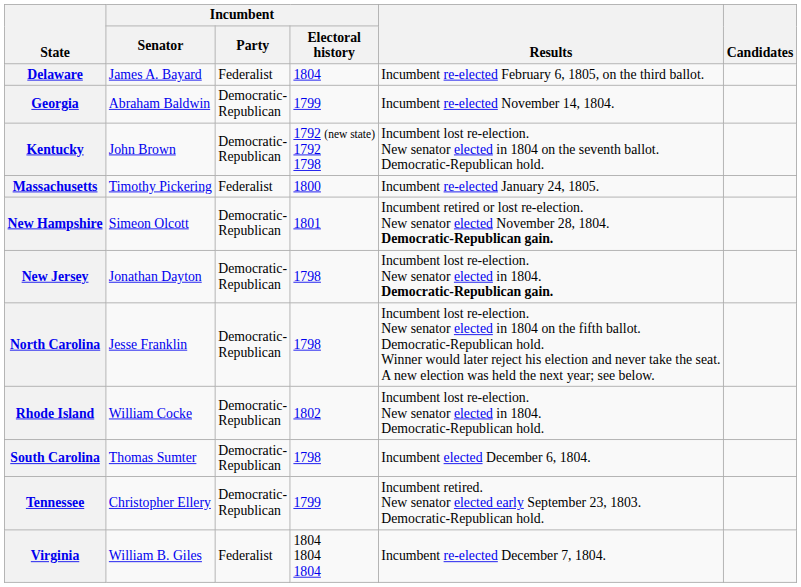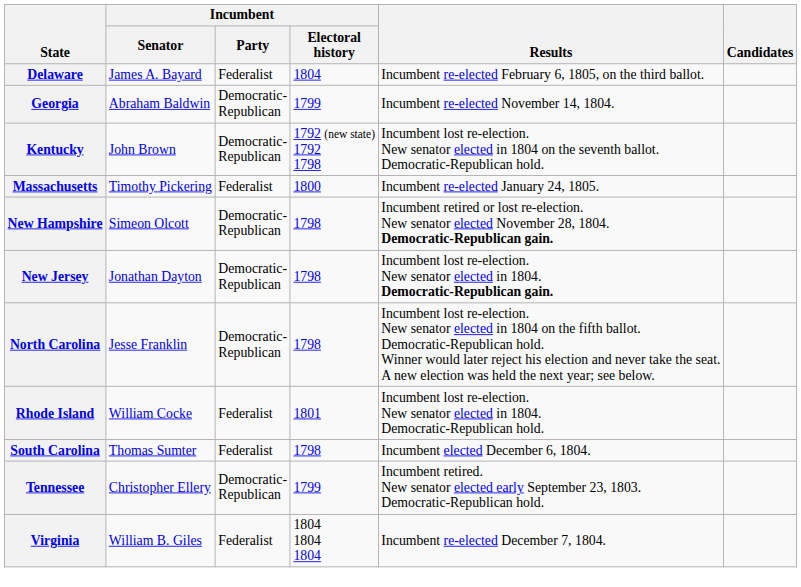(307, 223) 1801 -> (307, 223) 1798
(253, 413) Democratic- Republican -> (245, 413) Federalist
(307, 413) 1802 -> (307, 413) 1801
(253, 458) Democratic- Republican -> (245, 450) Federalist
